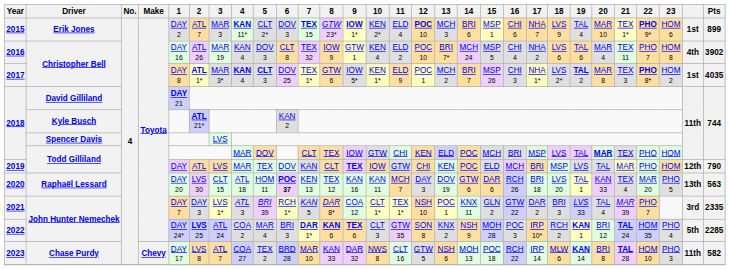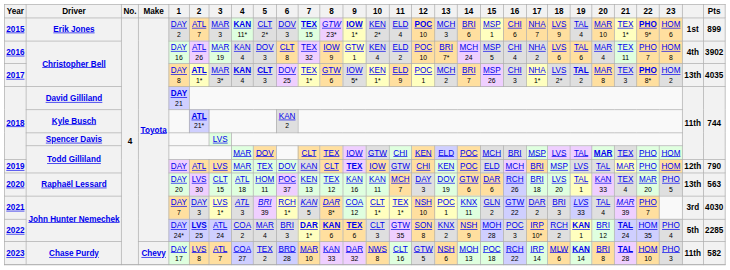(693, 75) 1st -> (693, 75) 13th
(287, 184) bold -> (287, 184) normal
(714, 207) 2335 -> (714, 207) 4030
